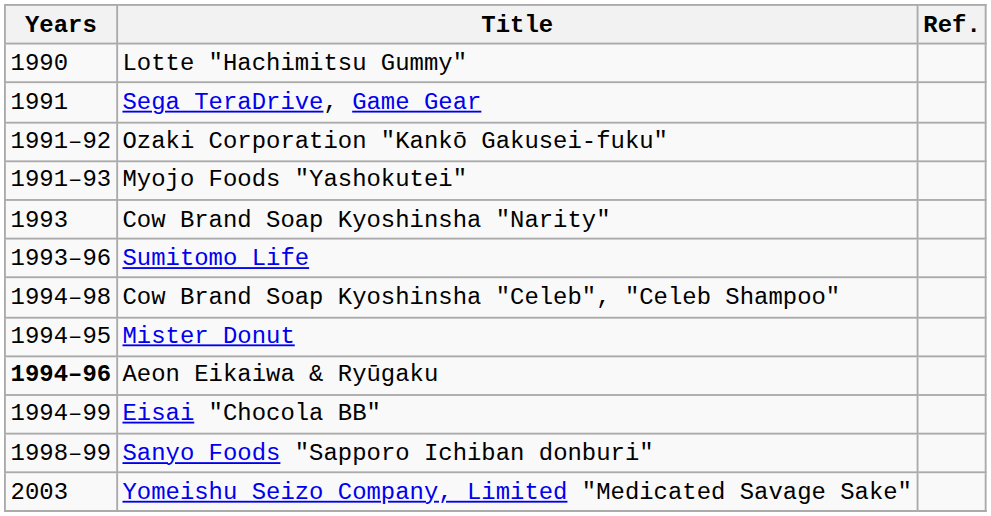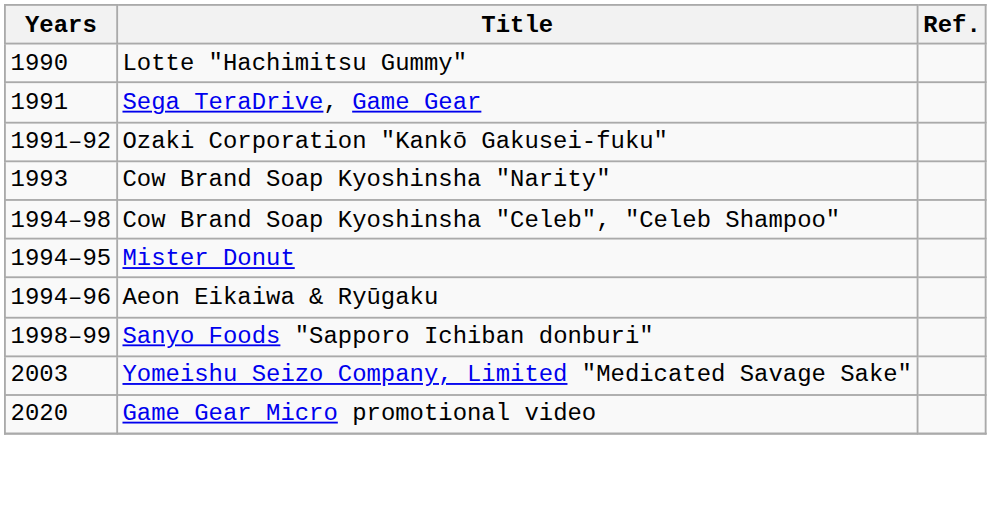- row: (295, 180)
- row: (216, 258)
(61, 375) bold -> (61, 297) normal
- row: (252, 414)
+ row: (359, 414)
